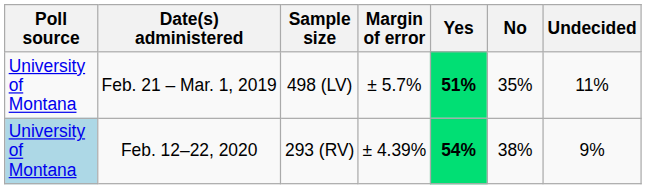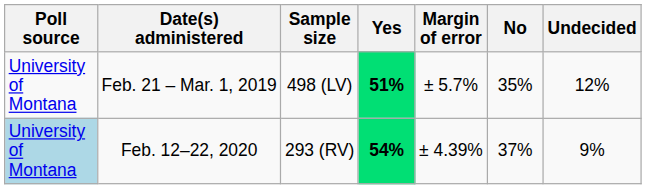columns swapped: (394, 28) <-> (459, 28)
(592, 85) 11% -> (592, 85) 12%
(515, 151) 38% -> (515, 151) 37%
